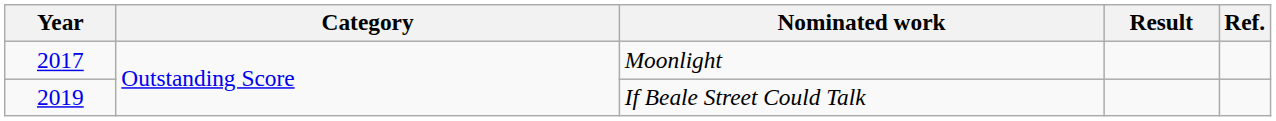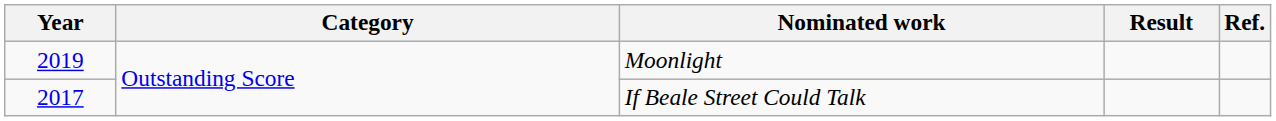(60, 60) 2017 -> (60, 60) 2019
(60, 97) 2019 -> (60, 97) 2017
